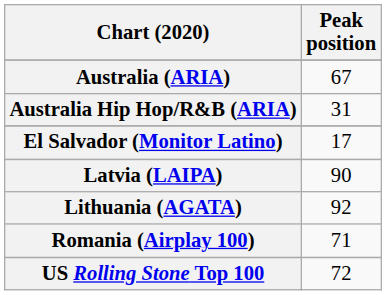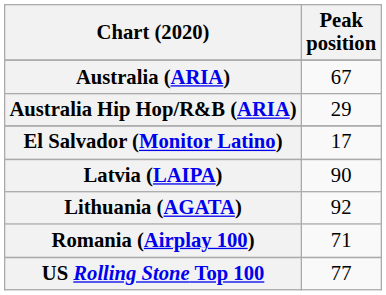(341, 109) 31 -> (341, 109) 29
(341, 273) 72 -> (341, 273) 77
